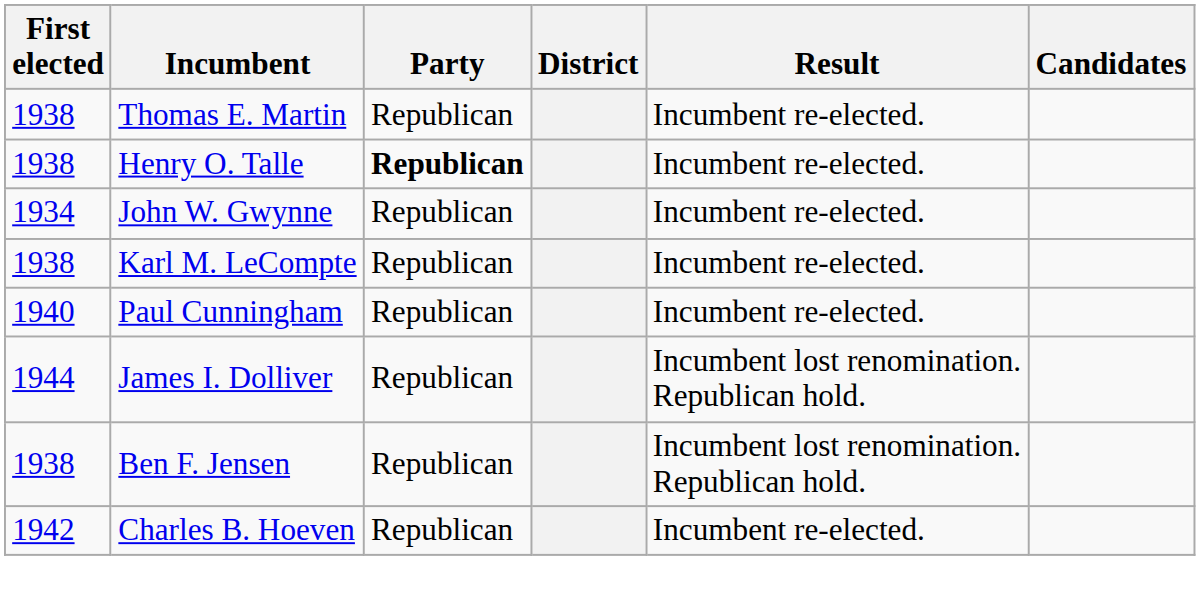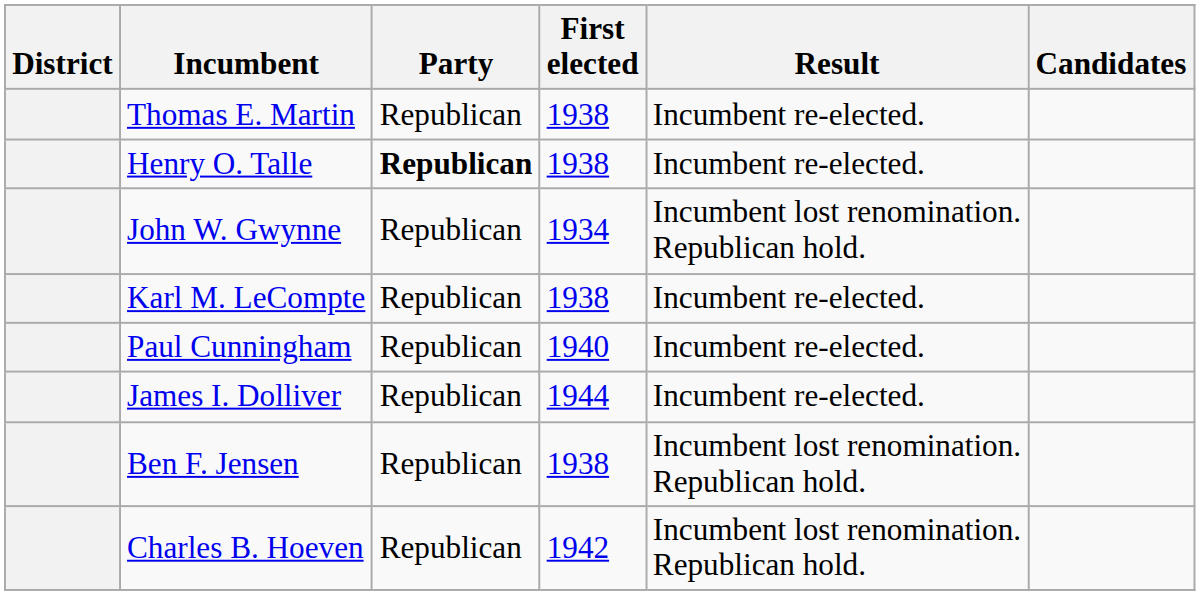columns swapped: (588, 64) <-> (58, 46)
(789, 212) Incumbent re-elected. -> (837, 230) Incumbent lost renomination. Republican hold.
(837, 378) Incumbent lost renomination. Republican hold. -> (789, 396) Incumbent re-elected.
(789, 530) Incumbent re-elected. -> (837, 547) Incumbent lost renomination. Republican hold.
